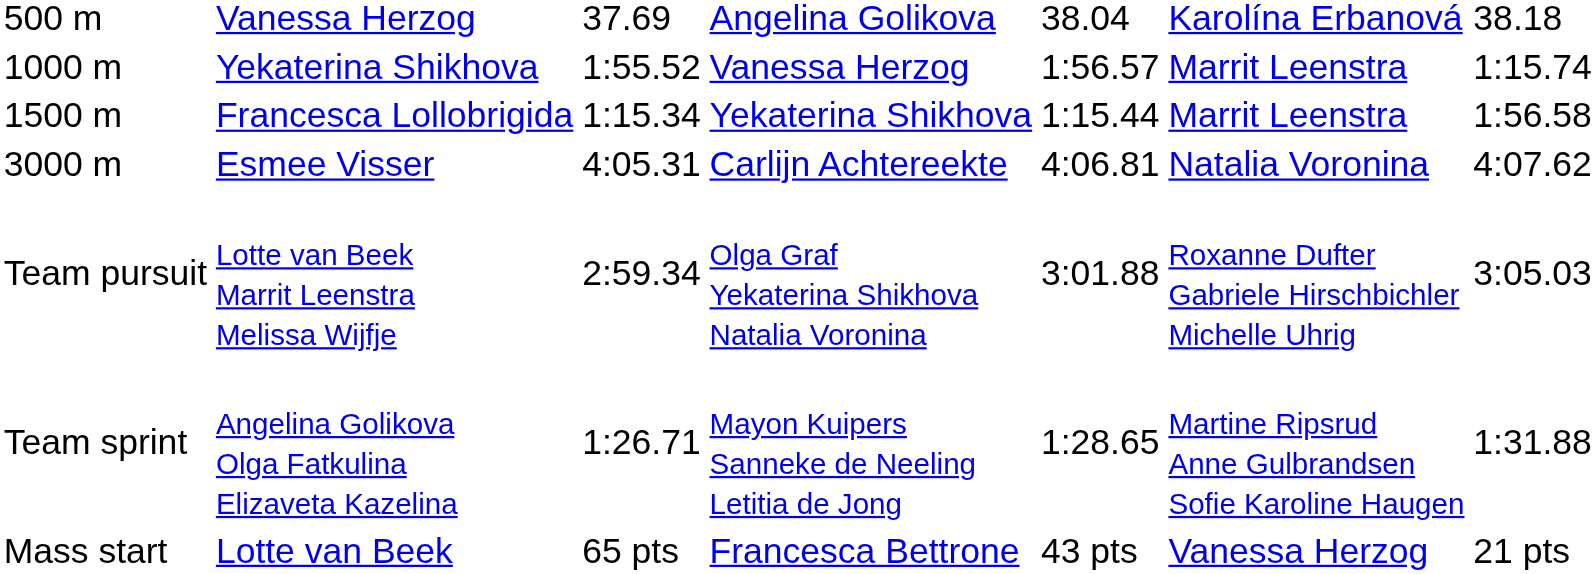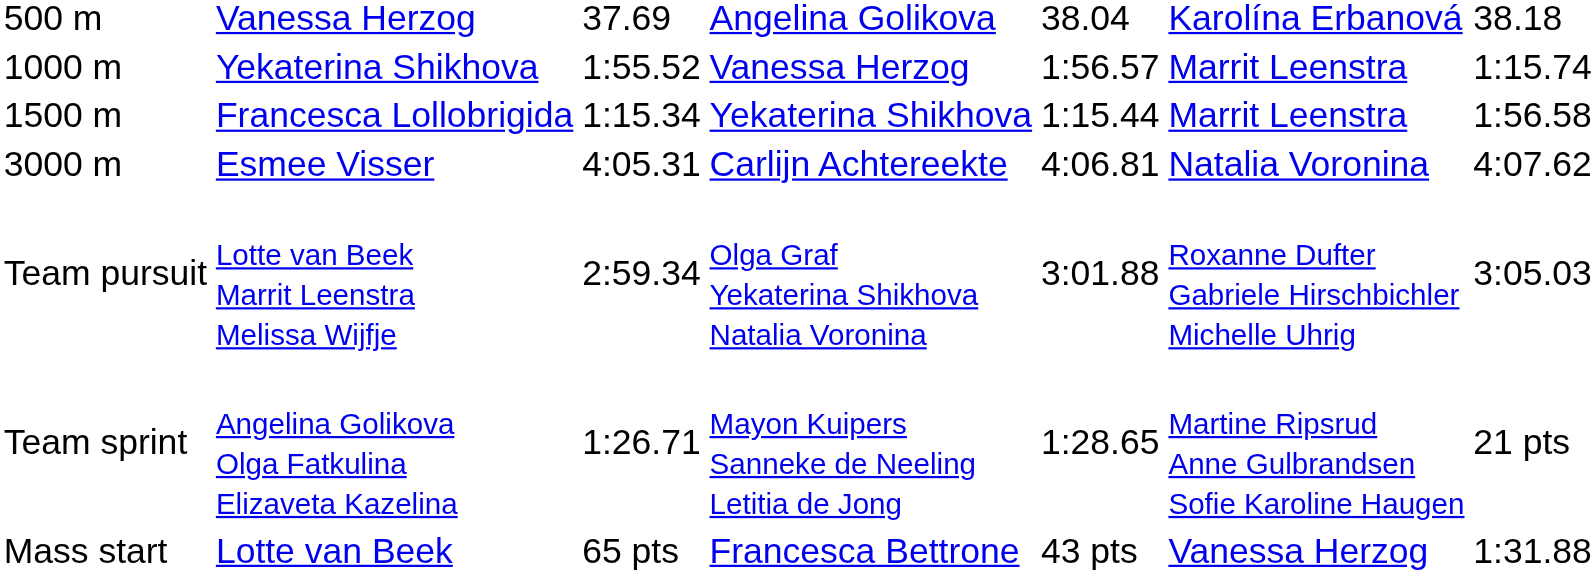(1533, 442) 1:31.88 -> (1522, 442) 21 pts
(1522, 550) 21 pts -> (1533, 550) 1:31.88
